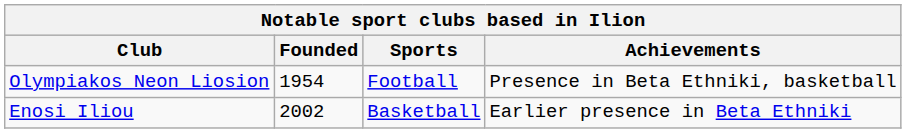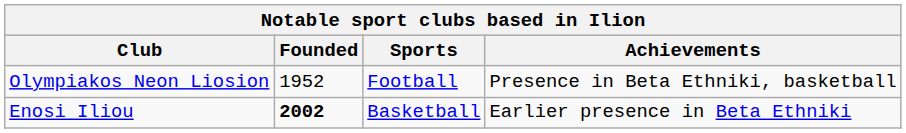(302, 82) 1954 -> (302, 82) 1952
(302, 112) normal -> (302, 112) bold
